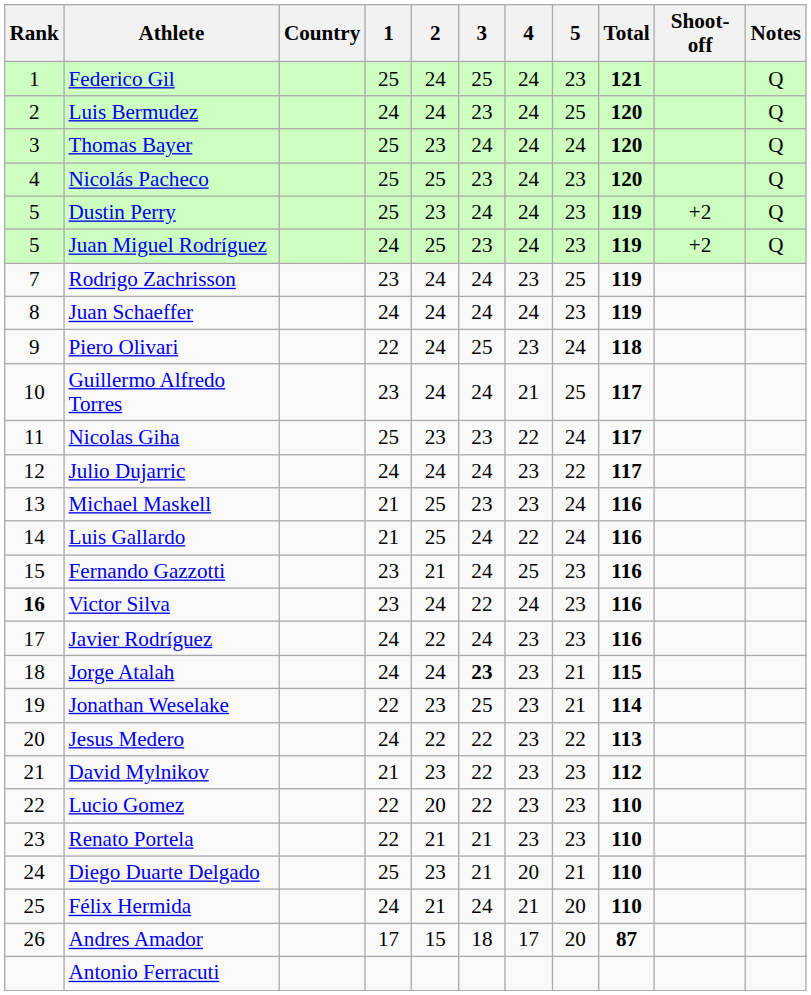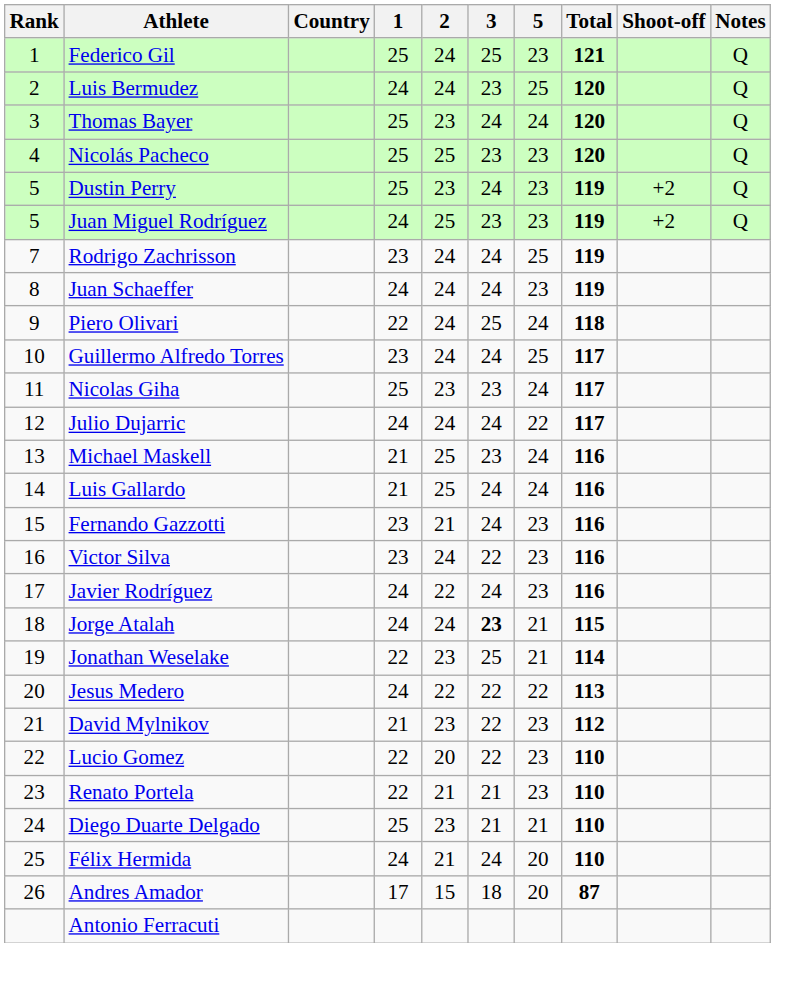- column: (529, 33)
(34, 604) bold -> (34, 557) normal
